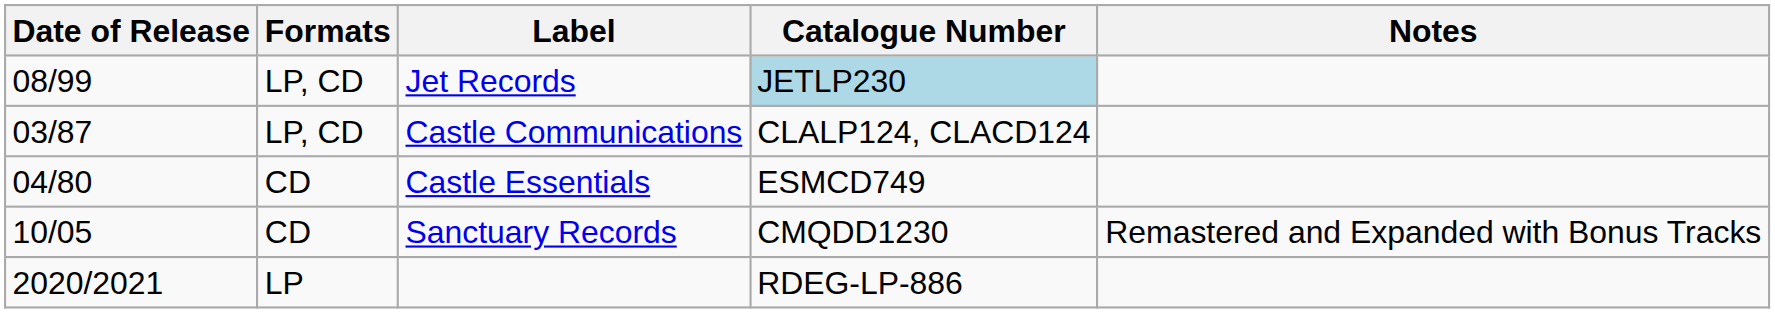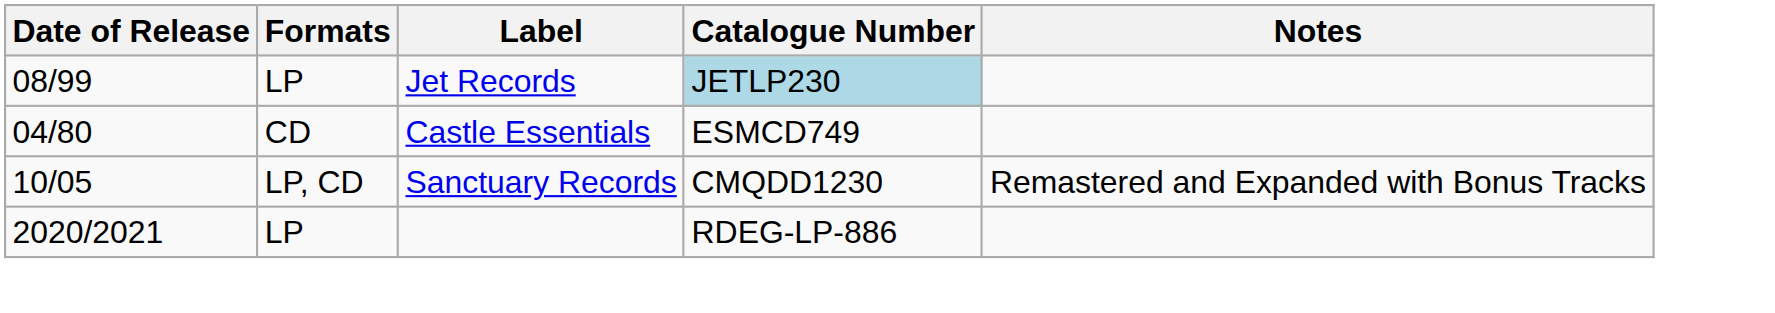(314, 81) LP, CD -> (284, 81) LP
- row: (574, 132)
(288, 233) CD -> (314, 182) LP, CD
